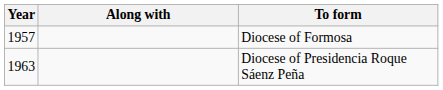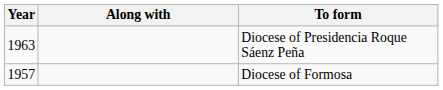rows swapped: (297, 37) <-> (324, 66)
